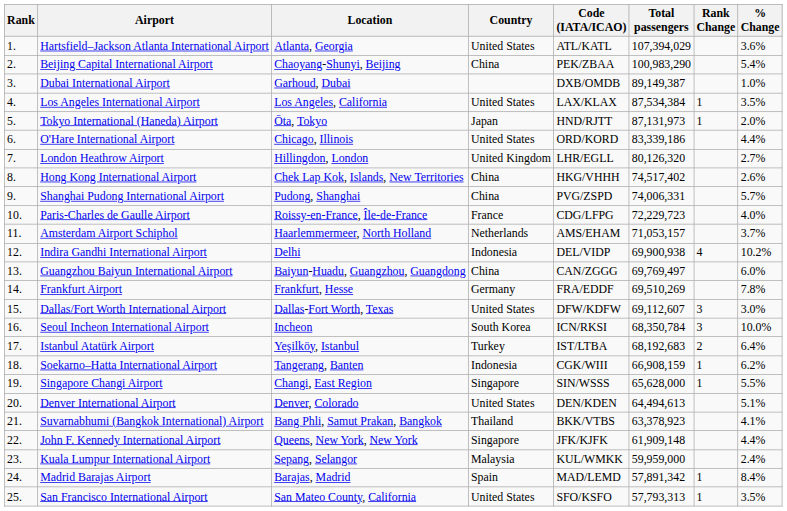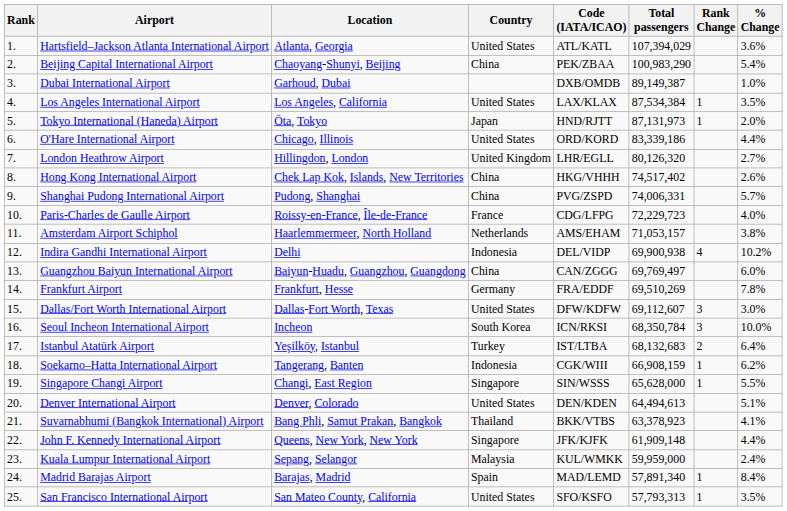(753, 233) 3.7% -> (753, 233) 3.8%
(658, 346) 68,192,683 -> (658, 346) 68,132,683
(658, 477) 57,891,342 -> (658, 477) 57,891,340
